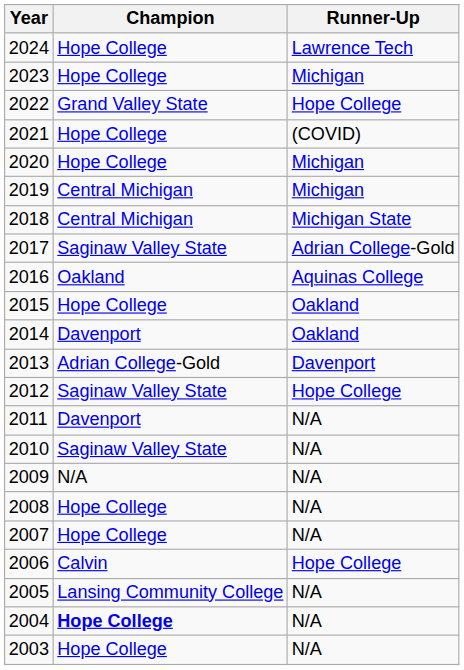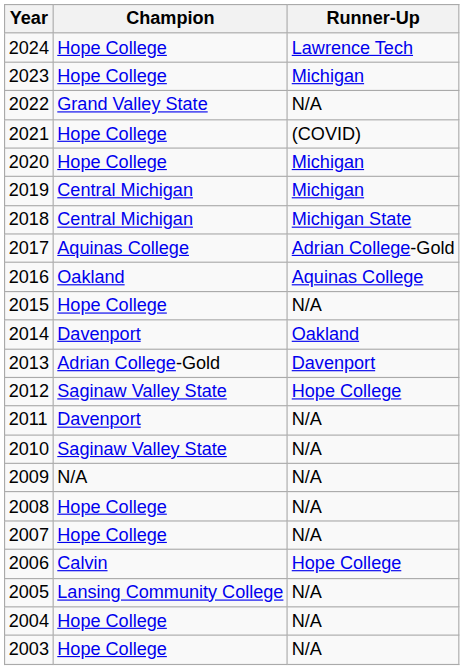(347, 104) Hope College -> (307, 104) N/A
(142, 248) Saginaw Valley State -> (123, 248) Aquinas College
(325, 305) Oakland -> (307, 305) N/A
(115, 620) bold -> (112, 620) normal
